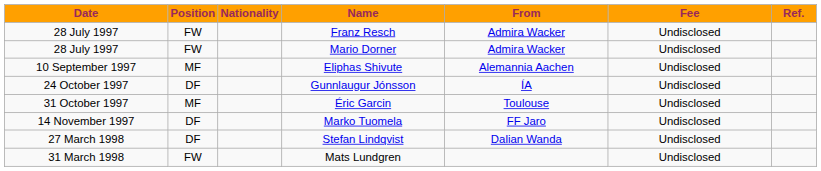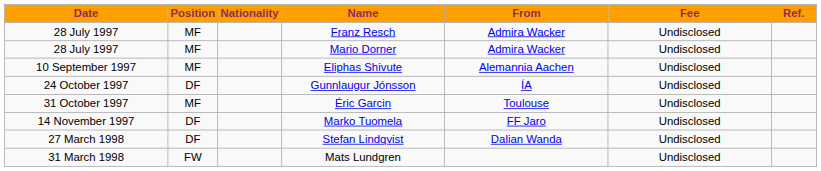(193, 32) FW -> (193, 32) MF
(193, 50) FW -> (193, 50) MF
